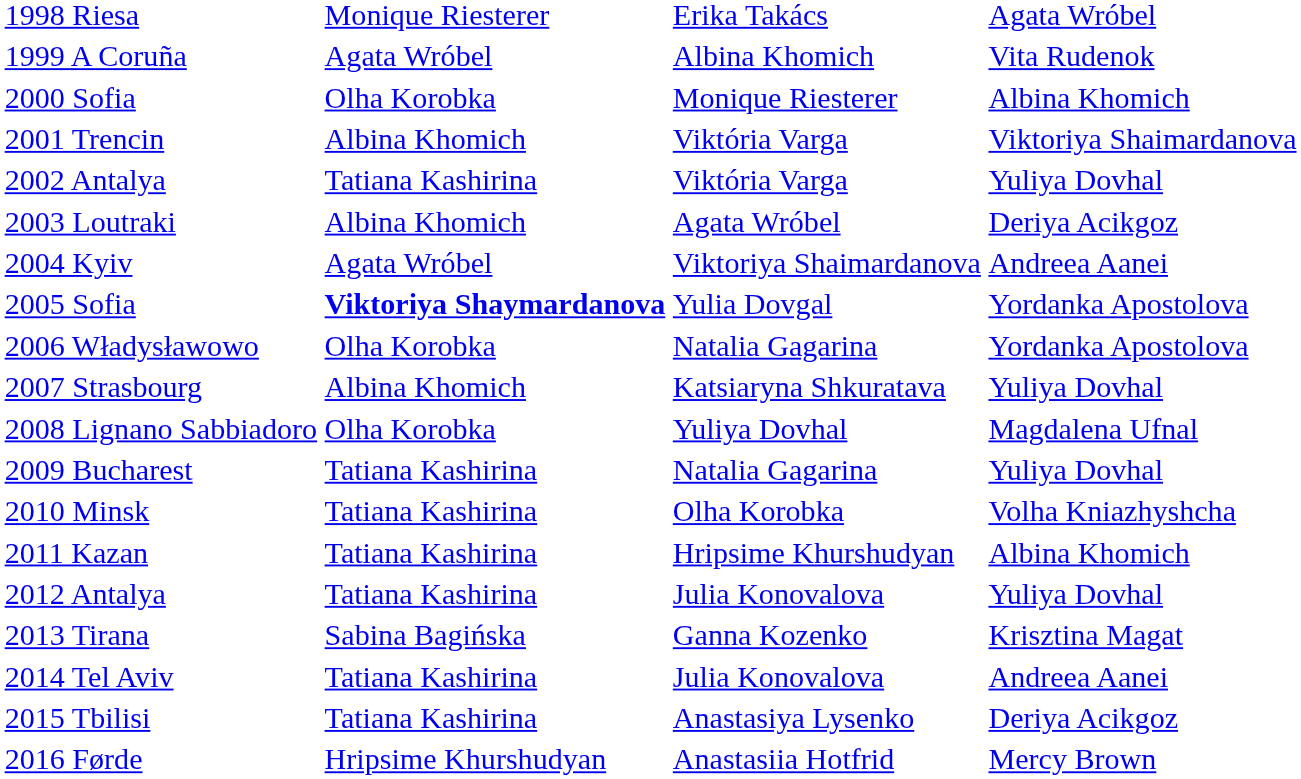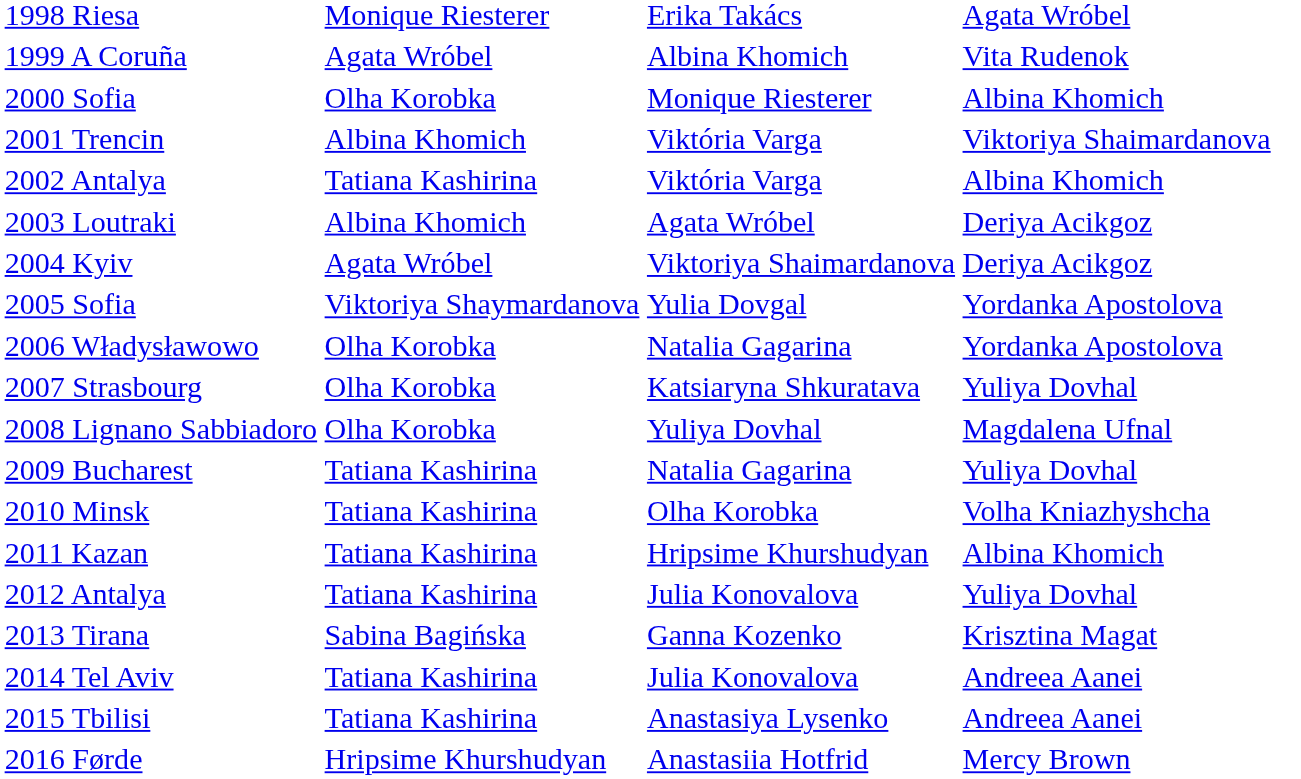(1076, 180) Yuliya Dovhal -> (1063, 180) Albina Khomich
(1078, 263) Andreea Aanei -> (1057, 263) Deriya Acikgoz
(495, 304) bold -> (482, 304) normal
(425, 387) Albina Khomich -> (410, 387) Olha Korobka
(1083, 718) Deriya Acikgoz -> (1052, 718) Andreea Aanei
